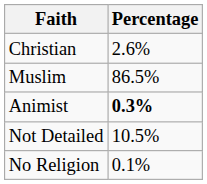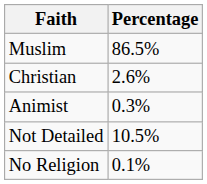rows swapped: (43, 48) <-> (37, 77)
(133, 106) bold -> (131, 106) normal
